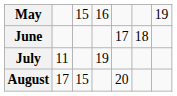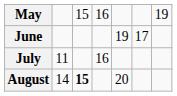(122, 36) 17 -> (122, 36) 19
(142, 36) 18 -> (142, 36) 17
(102, 58) 19 -> (102, 58) 16
(62, 79) 17 -> (62, 79) 14
(82, 79) normal -> (82, 79) bold
